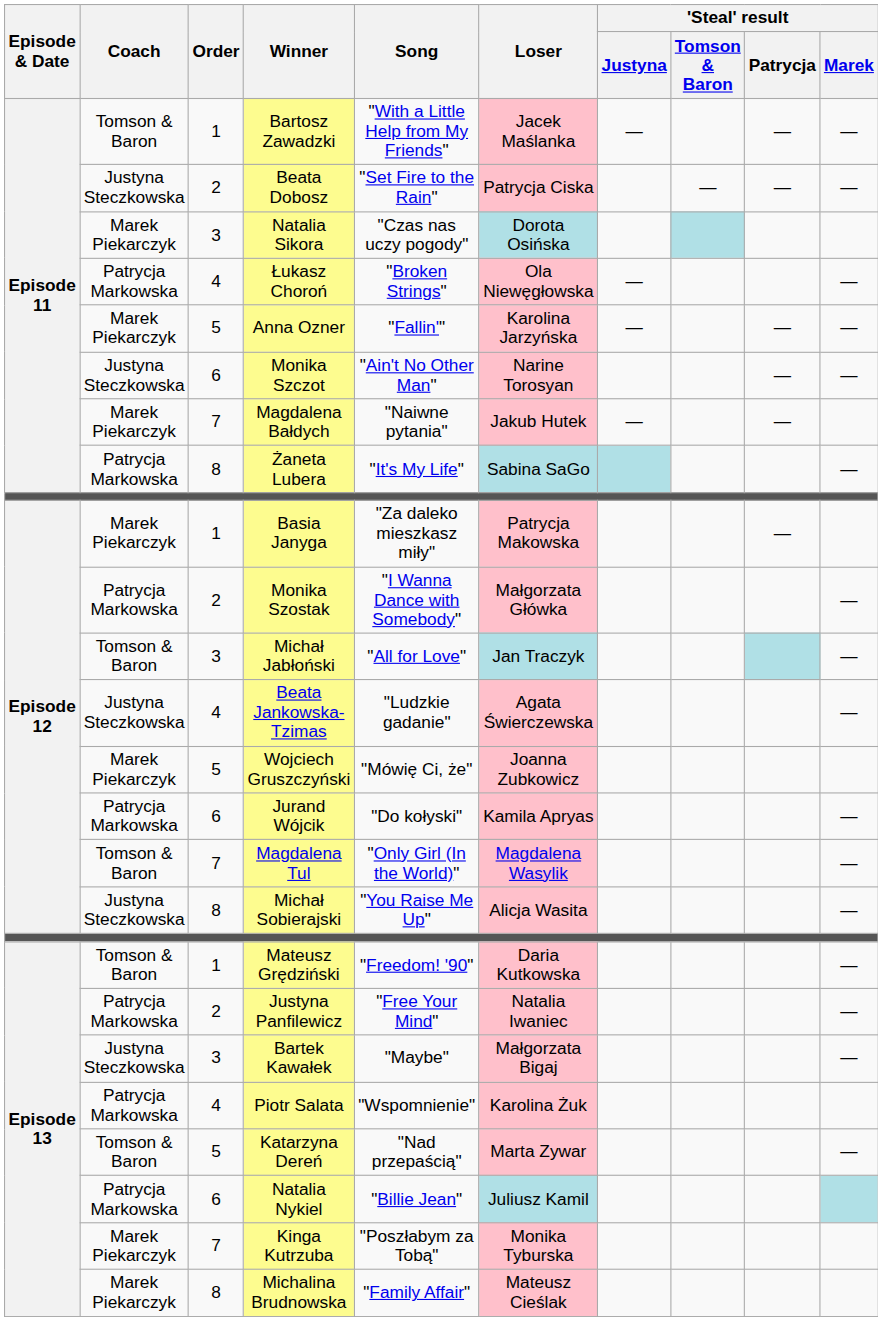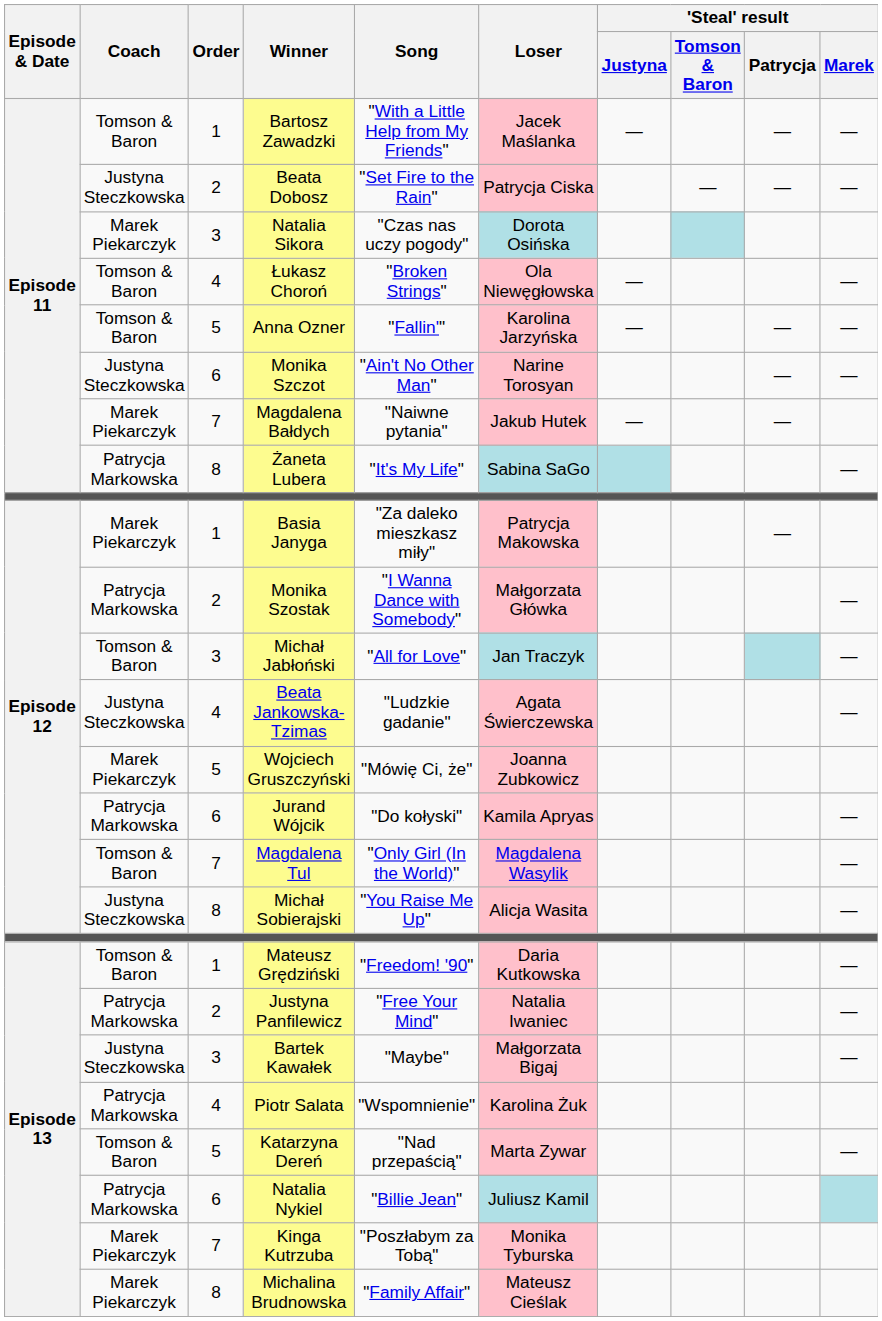(134, 281) Patrycja Markowska -> (134, 281) Tomson & Baron
(134, 328) Marek Piekarczyk -> (134, 328) Tomson & Baron
